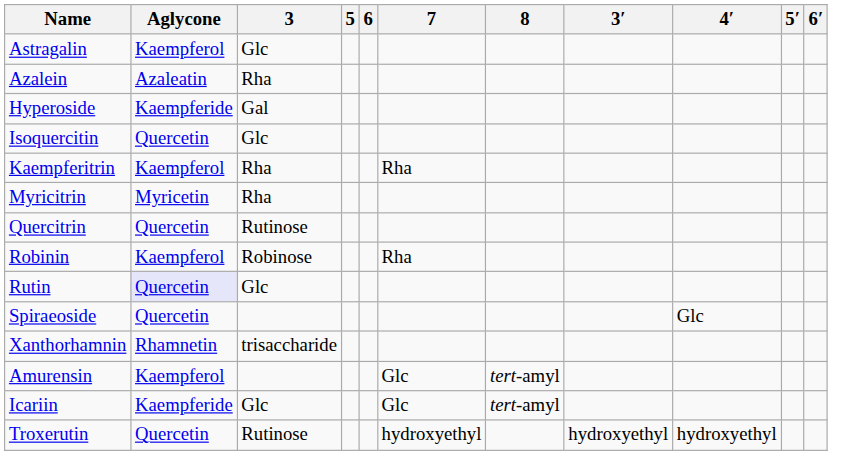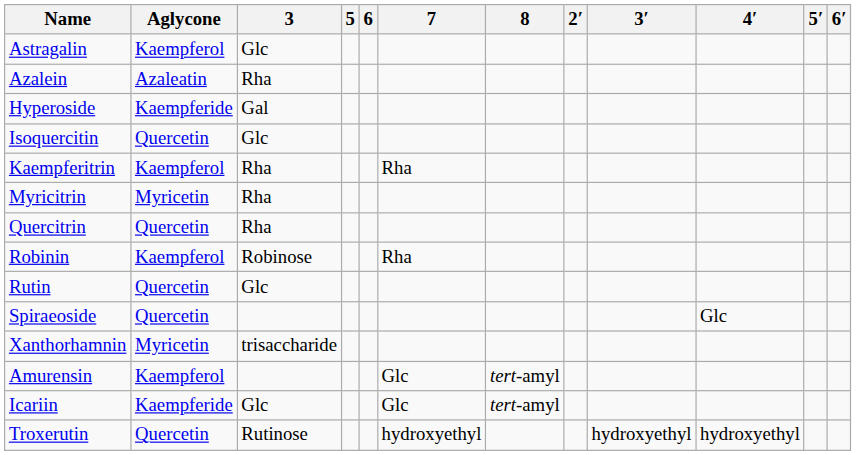+ column: (576, 19)
(275, 227) Rutinose -> (256, 227) Rha
(172, 286) lavender background -> (172, 286) no background
(176, 345) Rhamnetin -> (172, 345) Myricetin
